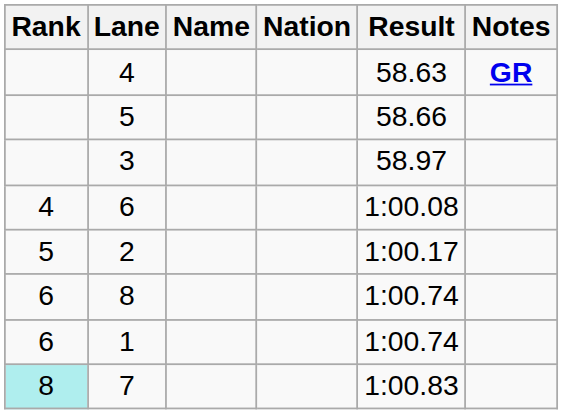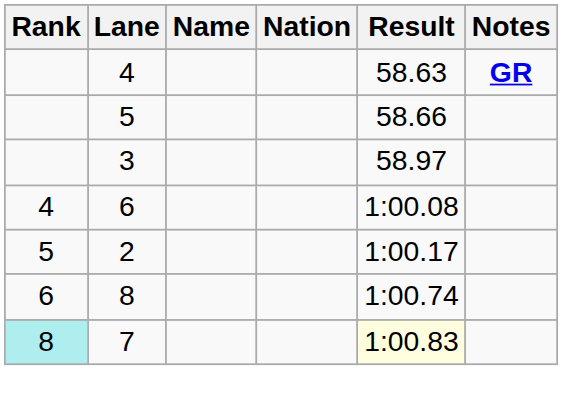- row: (127, 341)
(411, 386) no background -> (411, 341) lightyellow background
